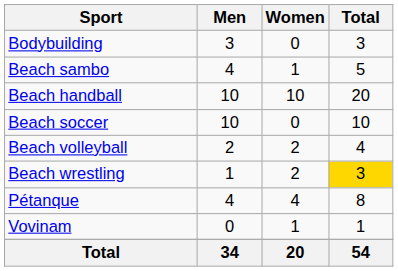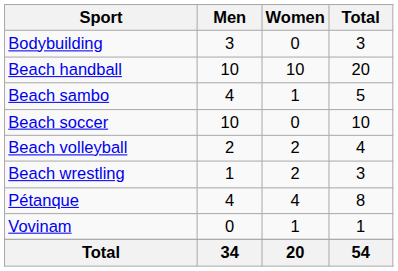rows swapped: (65, 95) <-> (59, 69)
(361, 174) gold background -> (361, 174) no background
